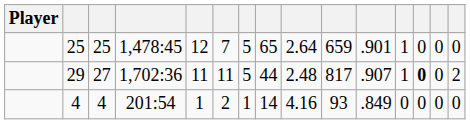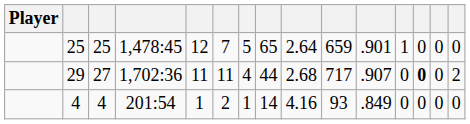(247, 75) 5 -> (247, 75) 4
(301, 75) 2.48 -> (301, 75) 2.68
(339, 75) 817 -> (339, 75) 717
(405, 75) 1 -> (405, 75) 0
